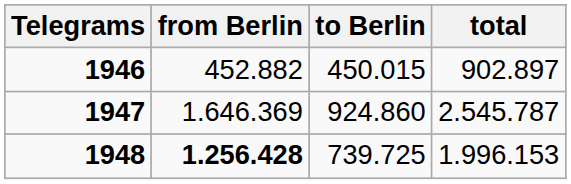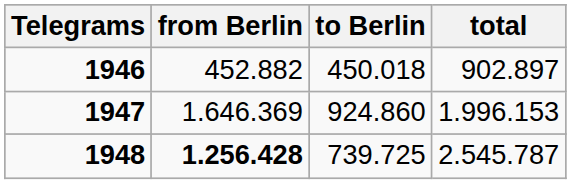(376, 69) 450.015 -> (376, 69) 450.018
(499, 112) 2.545.787 -> (499, 112) 1.996.153
(499, 155) 1.996.153 -> (499, 155) 2.545.787
